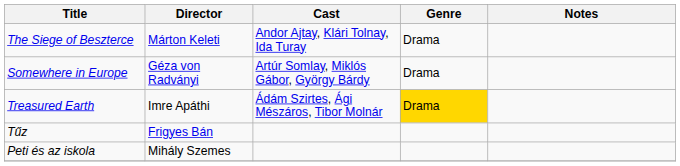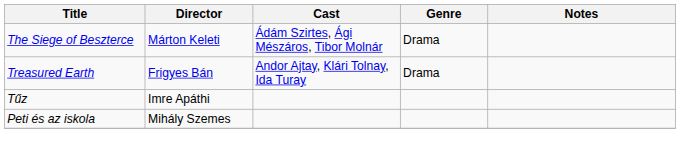(322, 40) Andor Ajtay, Klári Tolnay, Ida Turay -> (319, 40) Ádám Szirtes, Ági Mészáros, Tibor Molnár
- row: (67, 73)
(179, 106) Imre Apáthi -> (181, 73) Frigyes Bán
(319, 106) Ádám Szirtes, Ági Mészáros, Tibor Molnár -> (322, 73) Andor Ajtay, Klári Tolnay, Ida Turay
(421, 106) gold background -> (421, 73) no background
(181, 132) Frigyes Bán -> (179, 99) Imre Apáthi
